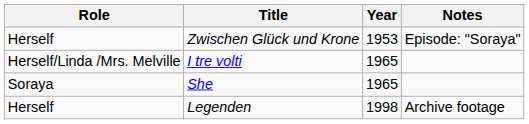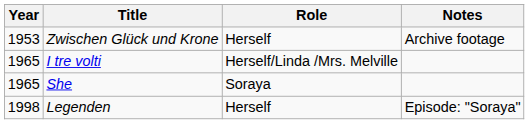columns swapped: (382, 15) <-> (94, 15)
(463, 38) Episode: "Soraya" -> (455, 38) Archive footage
(455, 107) Archive footage -> (463, 107) Episode: "Soraya"
